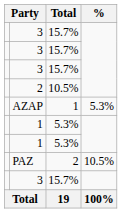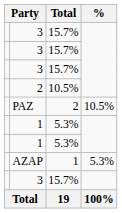rows swapped: (23, 161) <-> (28, 106)
